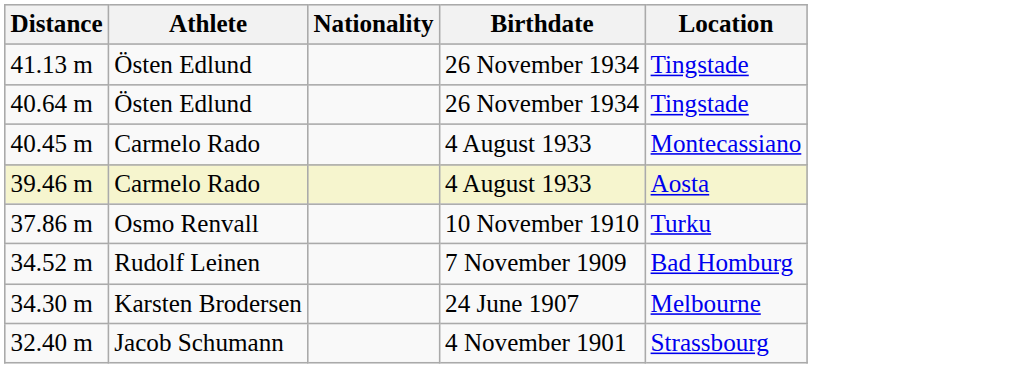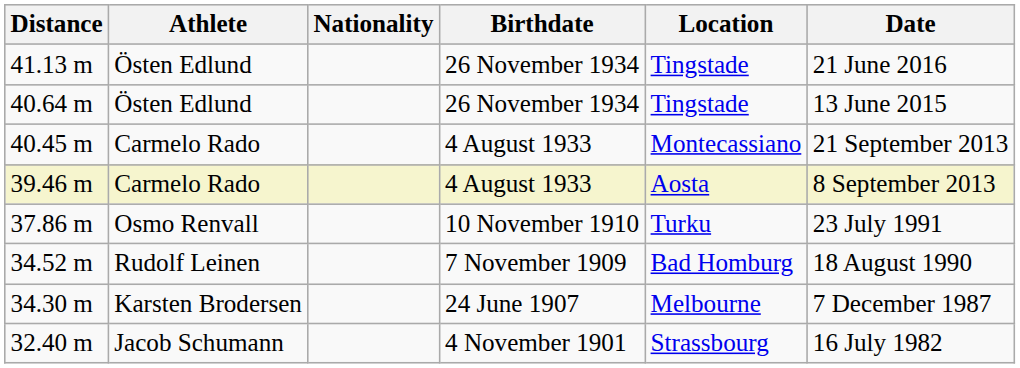+ column: (911, 24)
